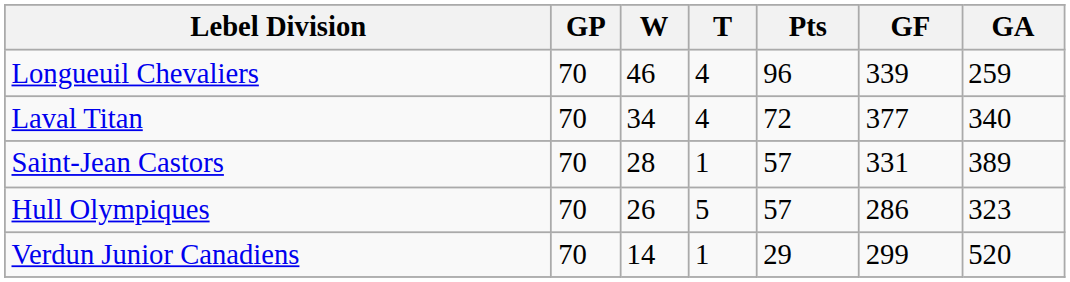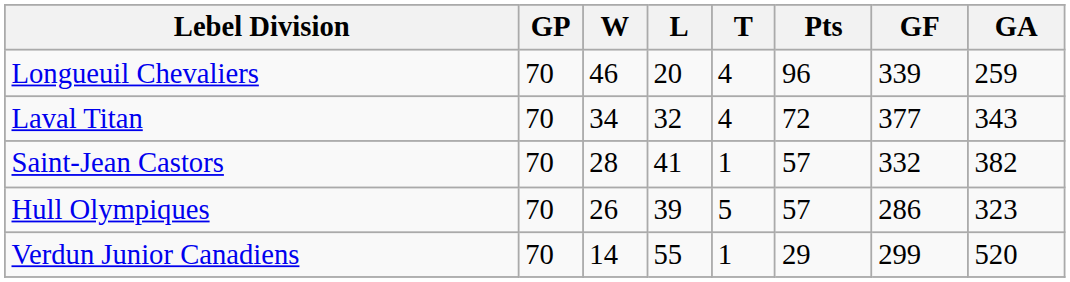+ column: (679, 27)
(990, 118) 340 -> (996, 118) 343
(887, 163) 331 -> (900, 163) 332
(990, 163) 389 -> (996, 163) 382
